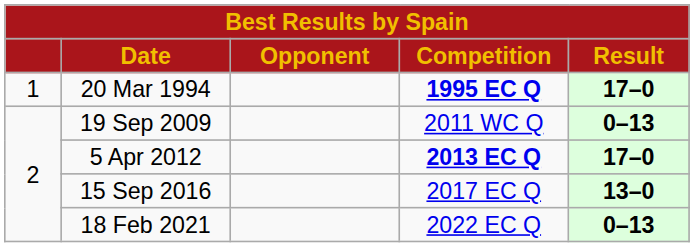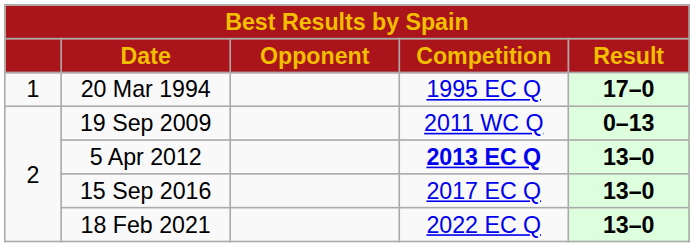(484, 89) bold -> (484, 89) normal
(629, 157) 17–0 -> (629, 157) 13–0
(629, 225) 0–13 -> (629, 225) 13–0
